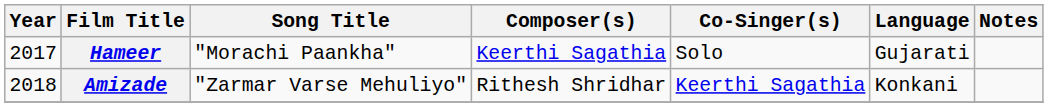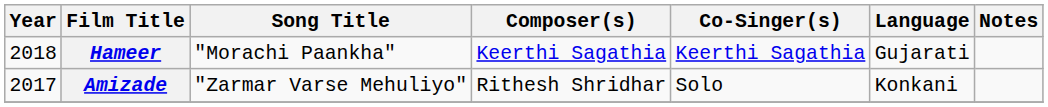(33, 53) 2017 -> (33, 53) 2018
(699, 53) Solo -> (770, 53) Keerthi Sagathia
(33, 85) 2018 -> (33, 85) 2017
(770, 85) Keerthi Sagathia -> (699, 85) Solo
